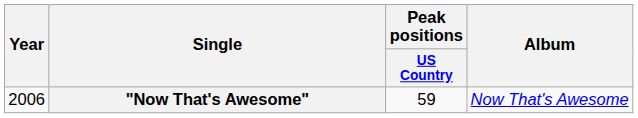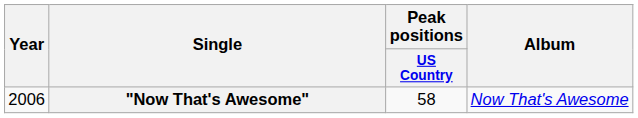(426, 99) 59 -> (426, 99) 58
